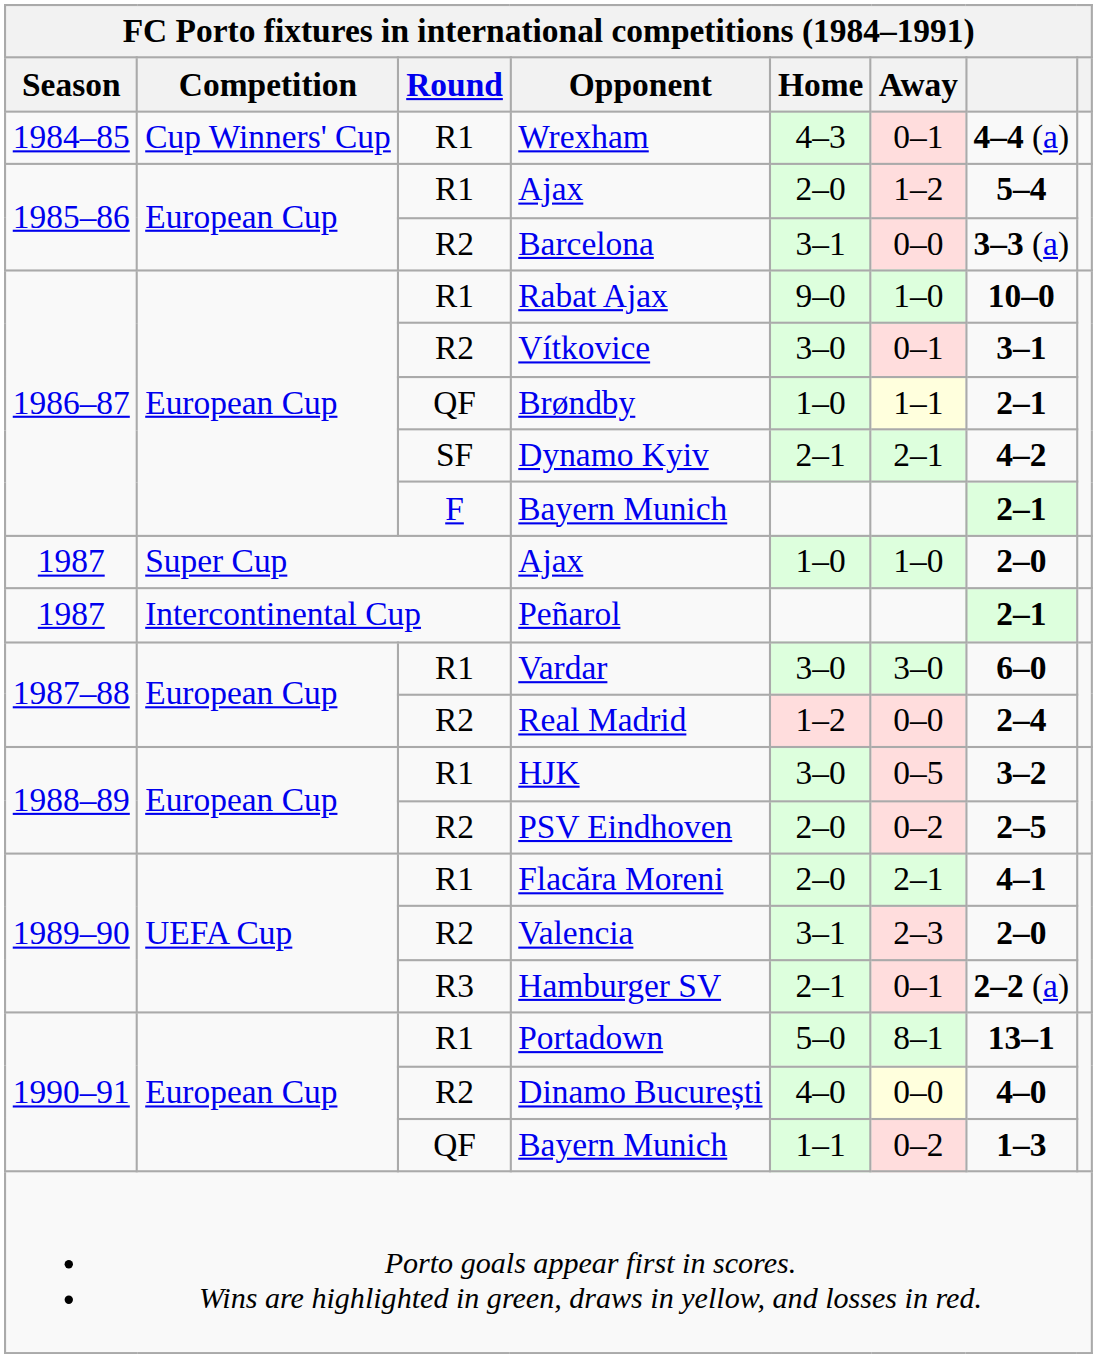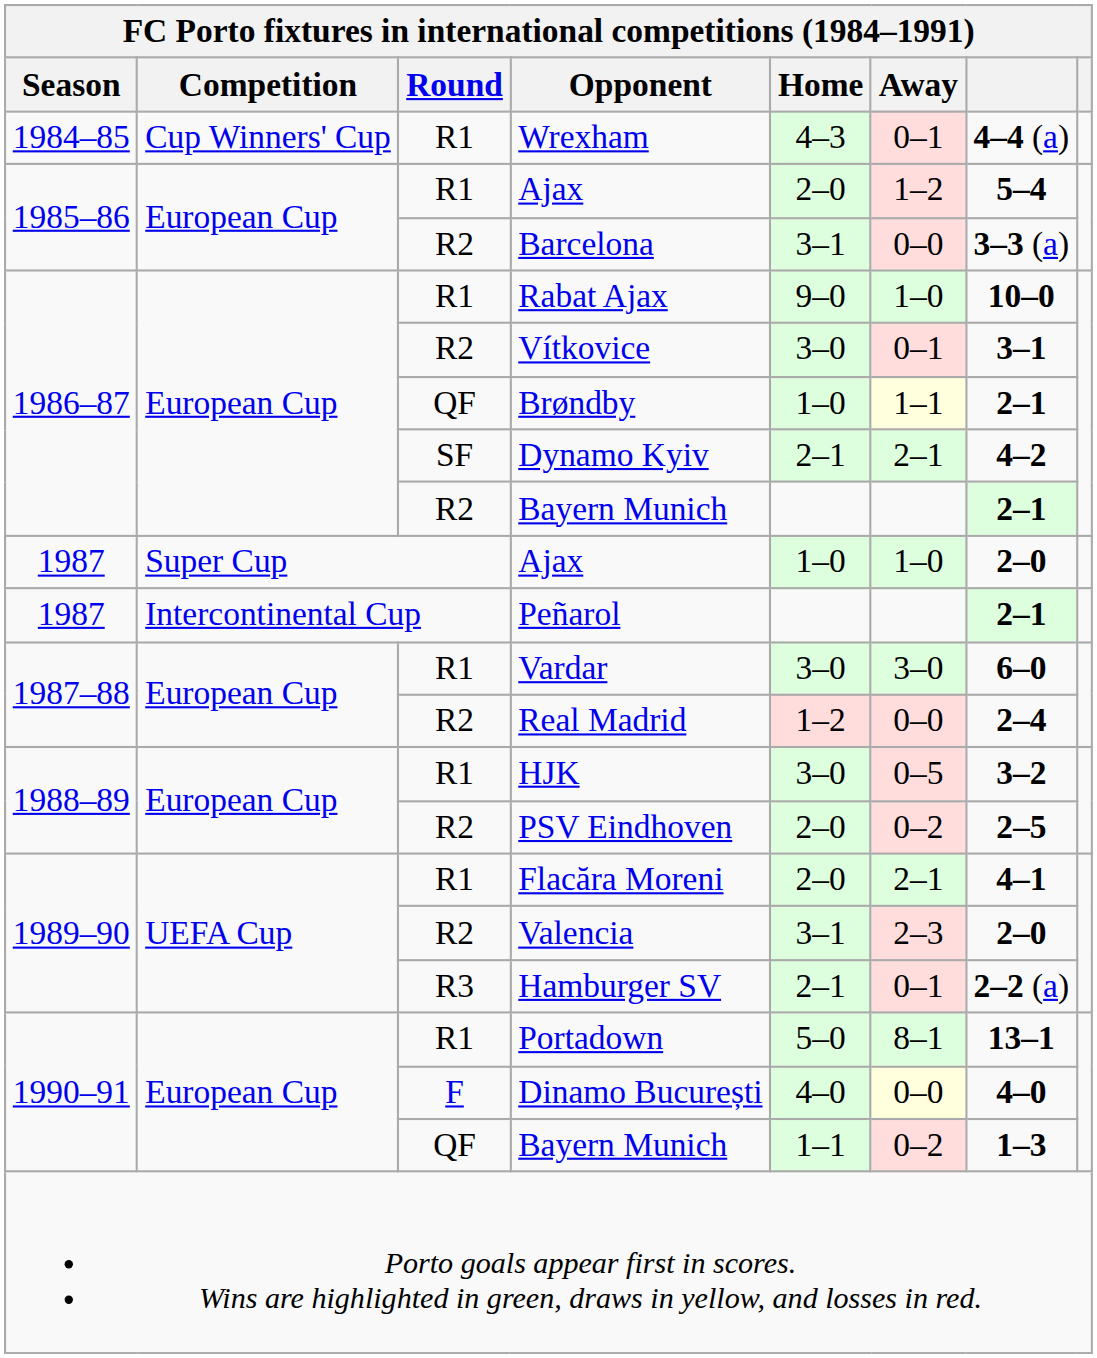(455, 508) F -> (455, 508) R2
(455, 1091) R2 -> (455, 1091) F
